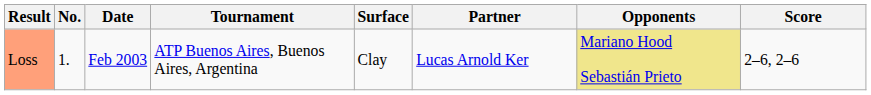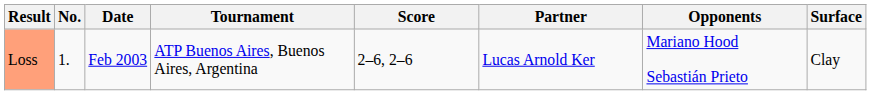columns swapped: (383, 16) <-> (803, 16)
(631, 59) khaki background -> (697, 59) no background
